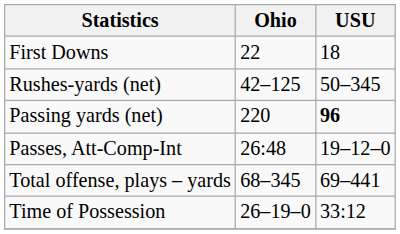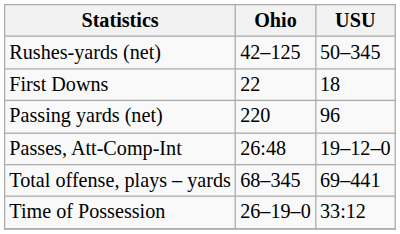rows swapped: (59, 52) <-> (85, 84)
(330, 116) bold -> (330, 116) normal
